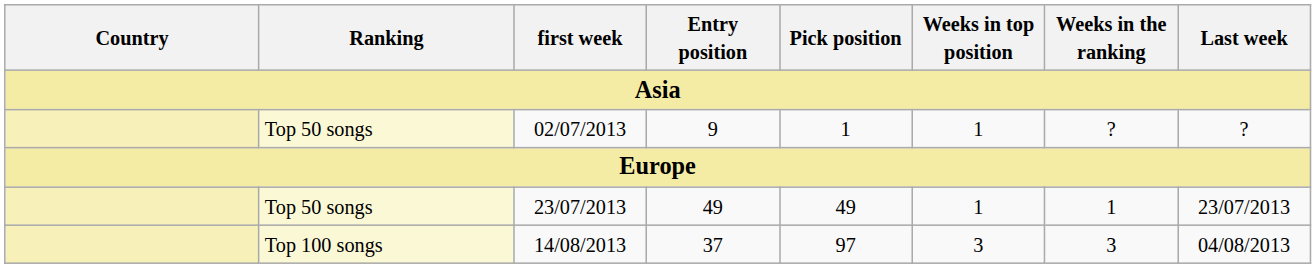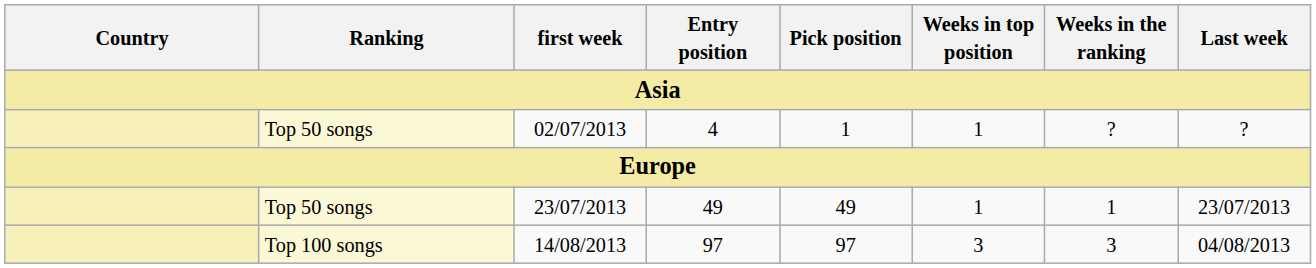(713, 129) 9 -> (713, 129) 4
(713, 245) 37 -> (713, 245) 97
